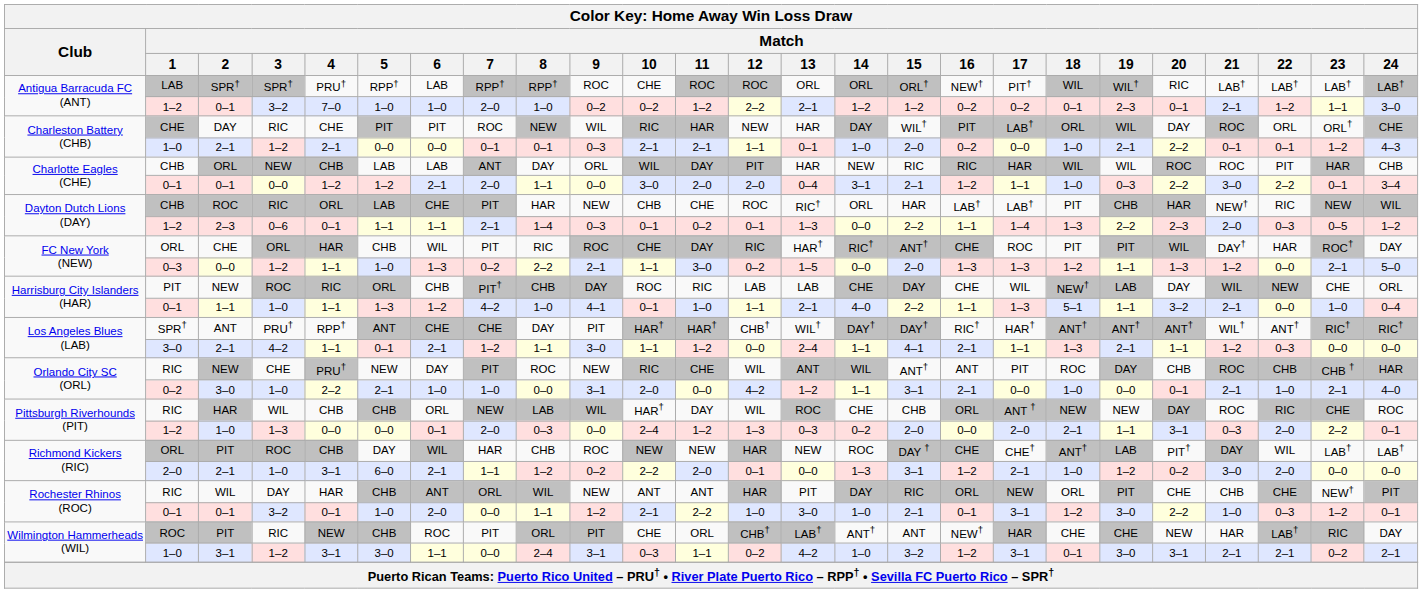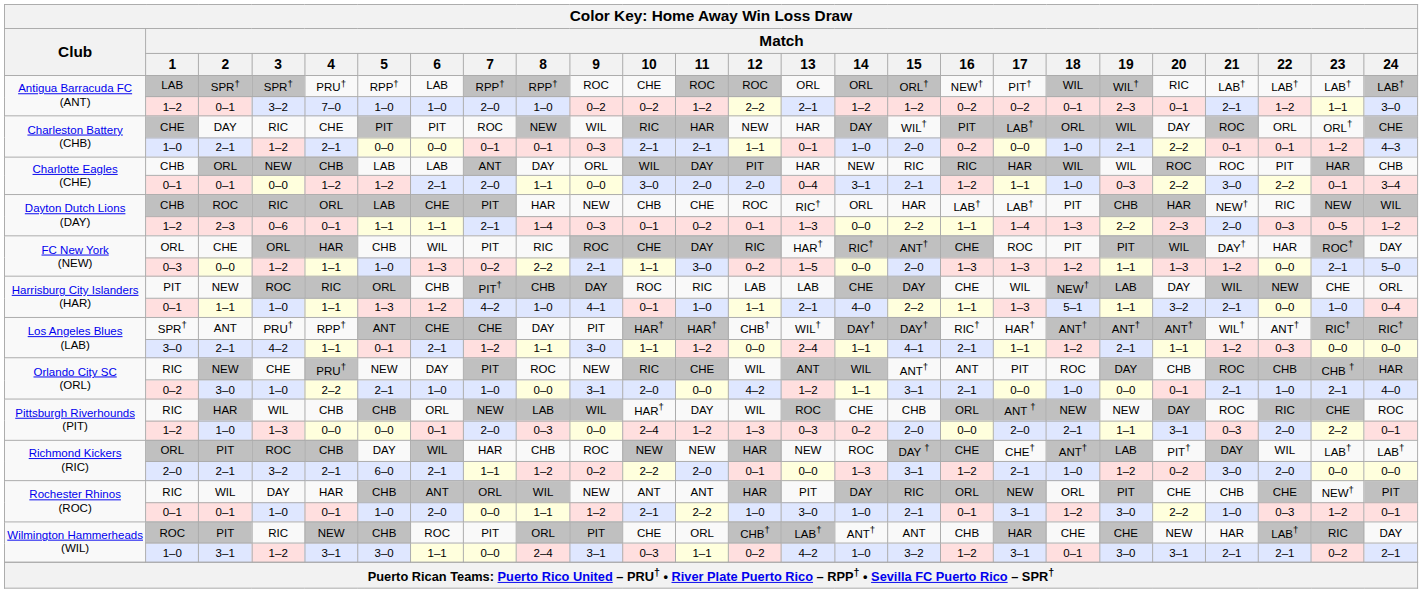(1073, 349) 1–3 -> (1073, 349) 1–2
(278, 471) 1–0 -> (278, 471) 3–2
(331, 471) 3–1 -> (331, 471) 2–1
(278, 512) 3–2 -> (278, 512) 1–0
(967, 533) NEW† -> (967, 533) CHB
